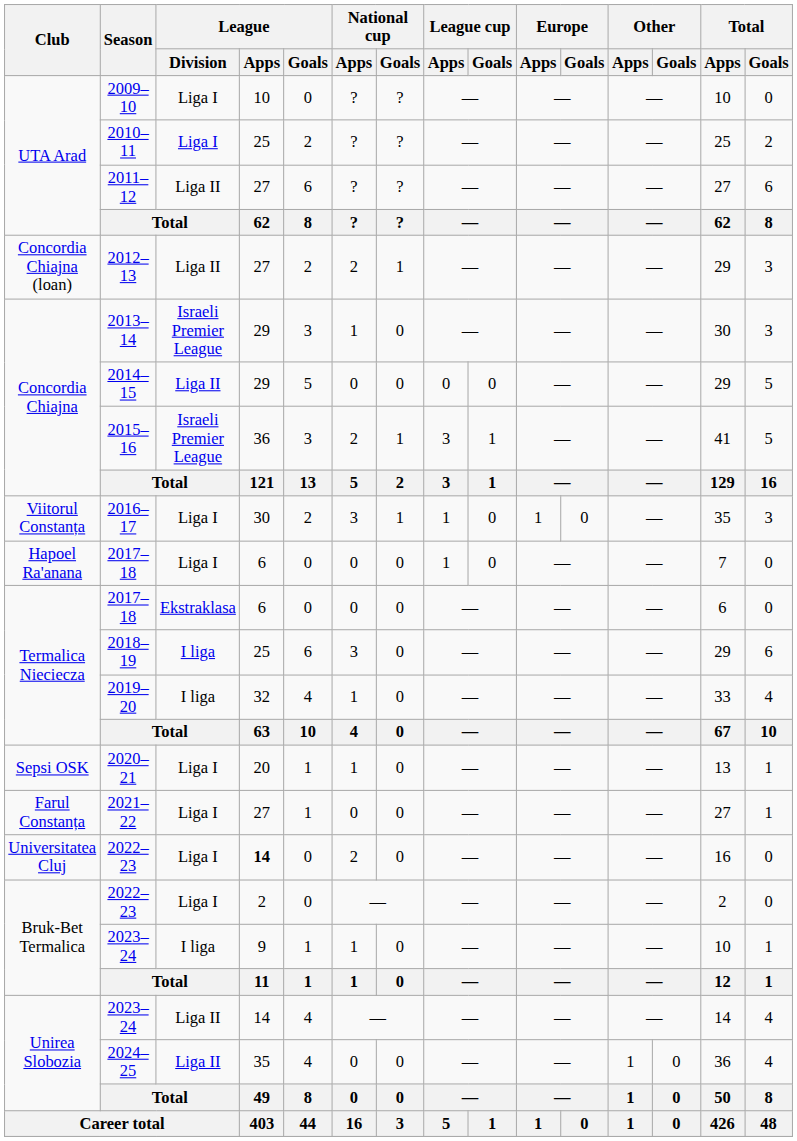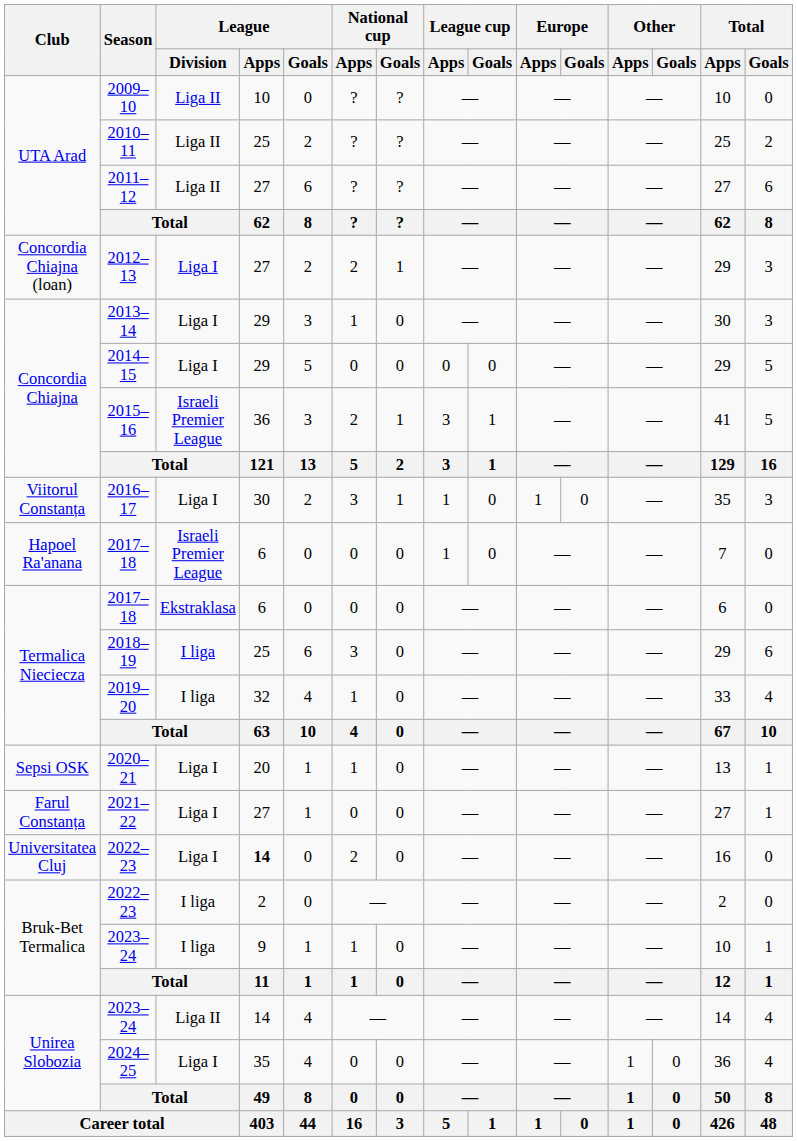(198, 97) Liga I -> (198, 97) Liga II
(198, 142) Liga I -> (198, 142) Liga II
(198, 267) Liga II -> (198, 267) Liga I
(198, 330) Israeli Premier League -> (198, 321) Liga I
(198, 384) Liga II -> (198, 365) Liga I
(198, 562) Liga I -> (198, 553) Israeli Premier League
(198, 901) Liga I -> (198, 901) I liga
(198, 1061) Liga II -> (198, 1061) Liga I
